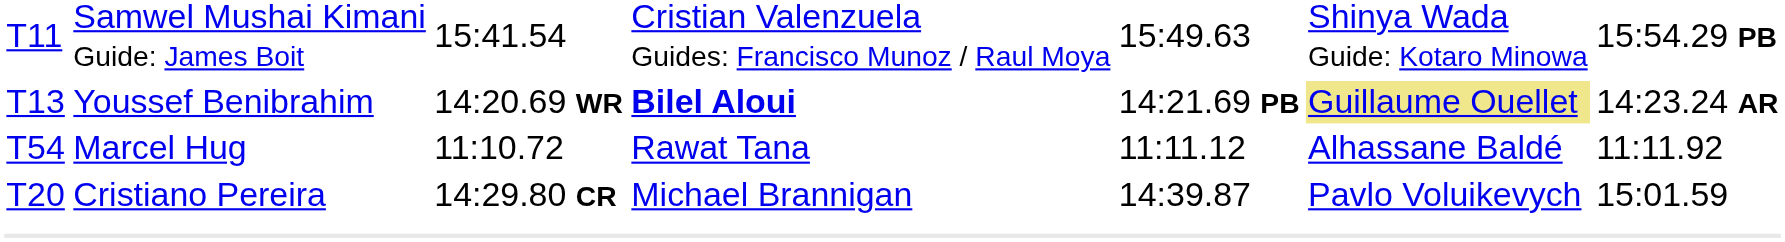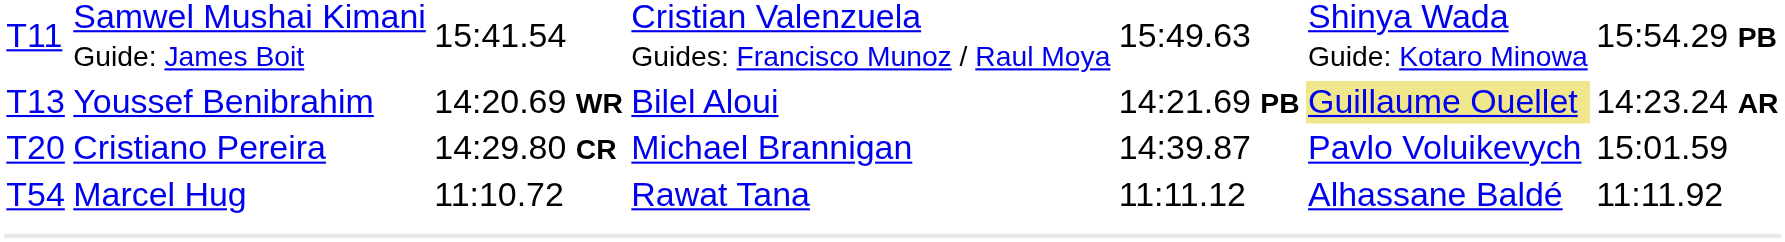(714, 101) bold -> (705, 101) normal
rows swapped: (36, 194) <-> (36, 148)
